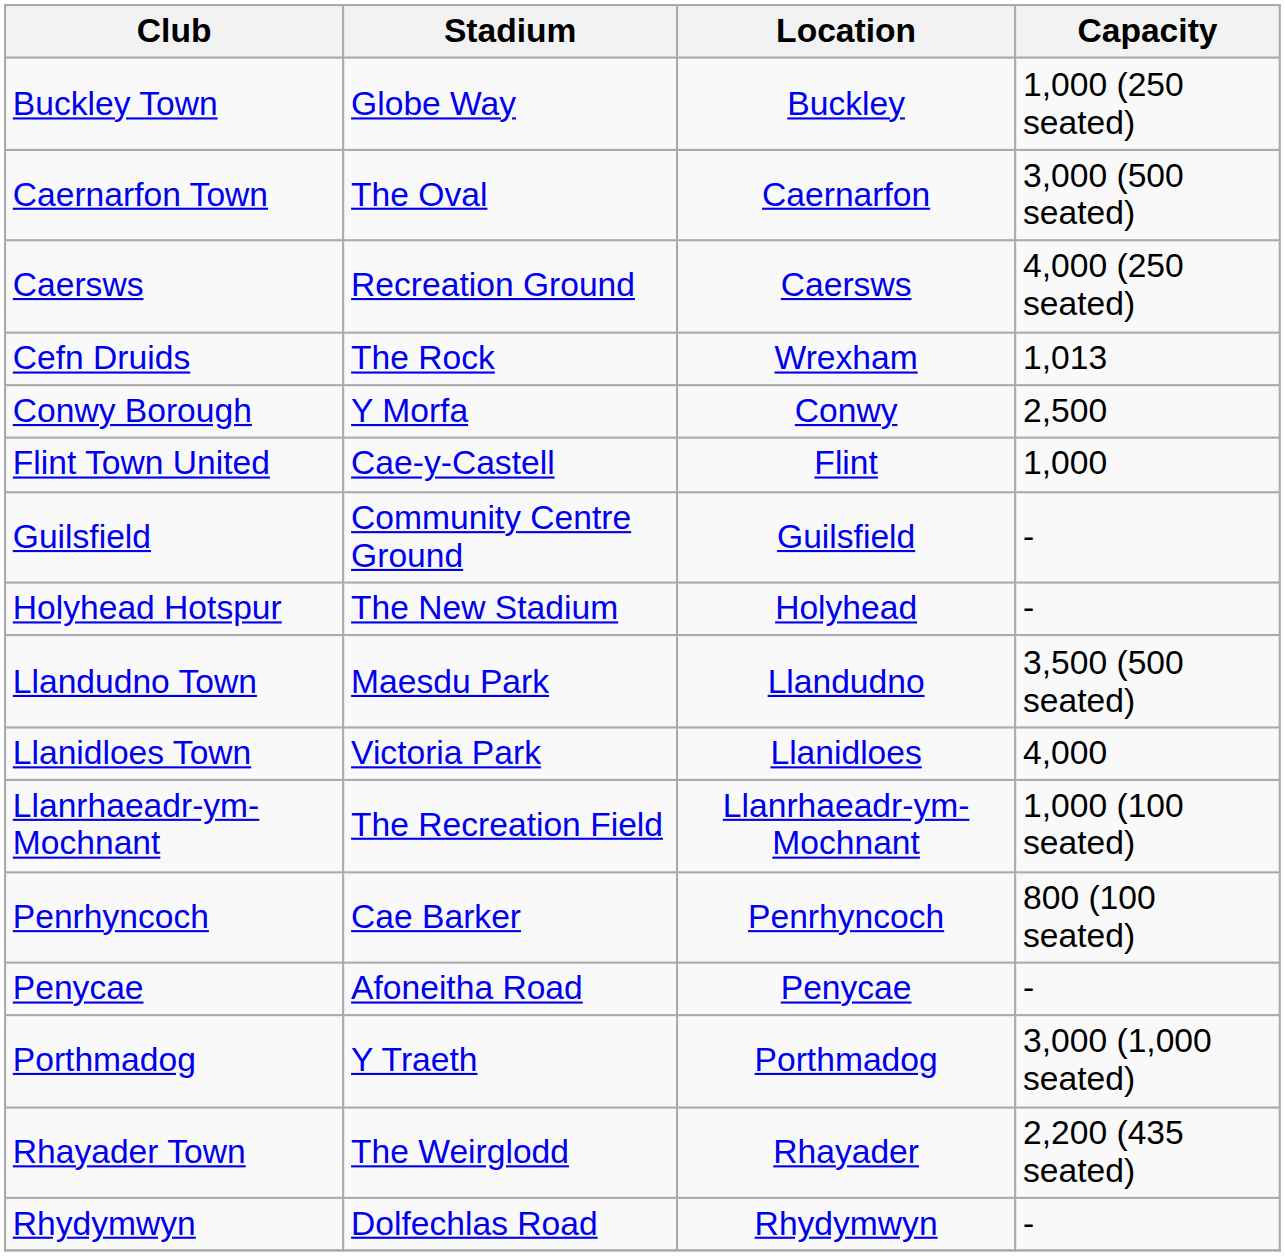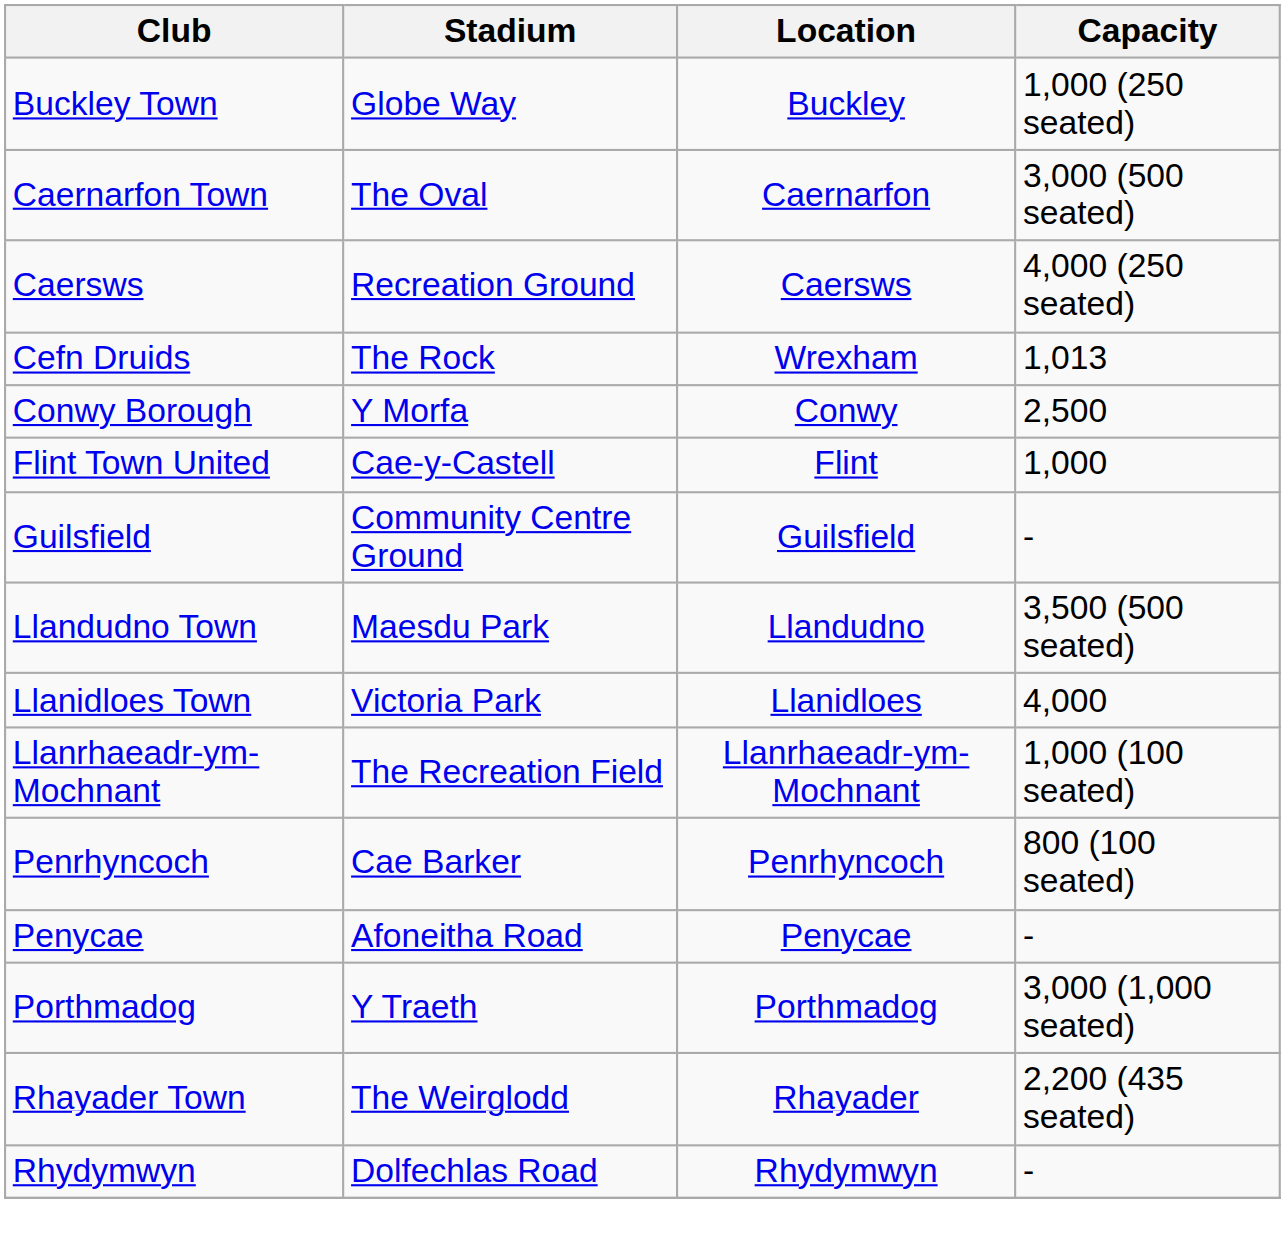- row: (147, 608)
